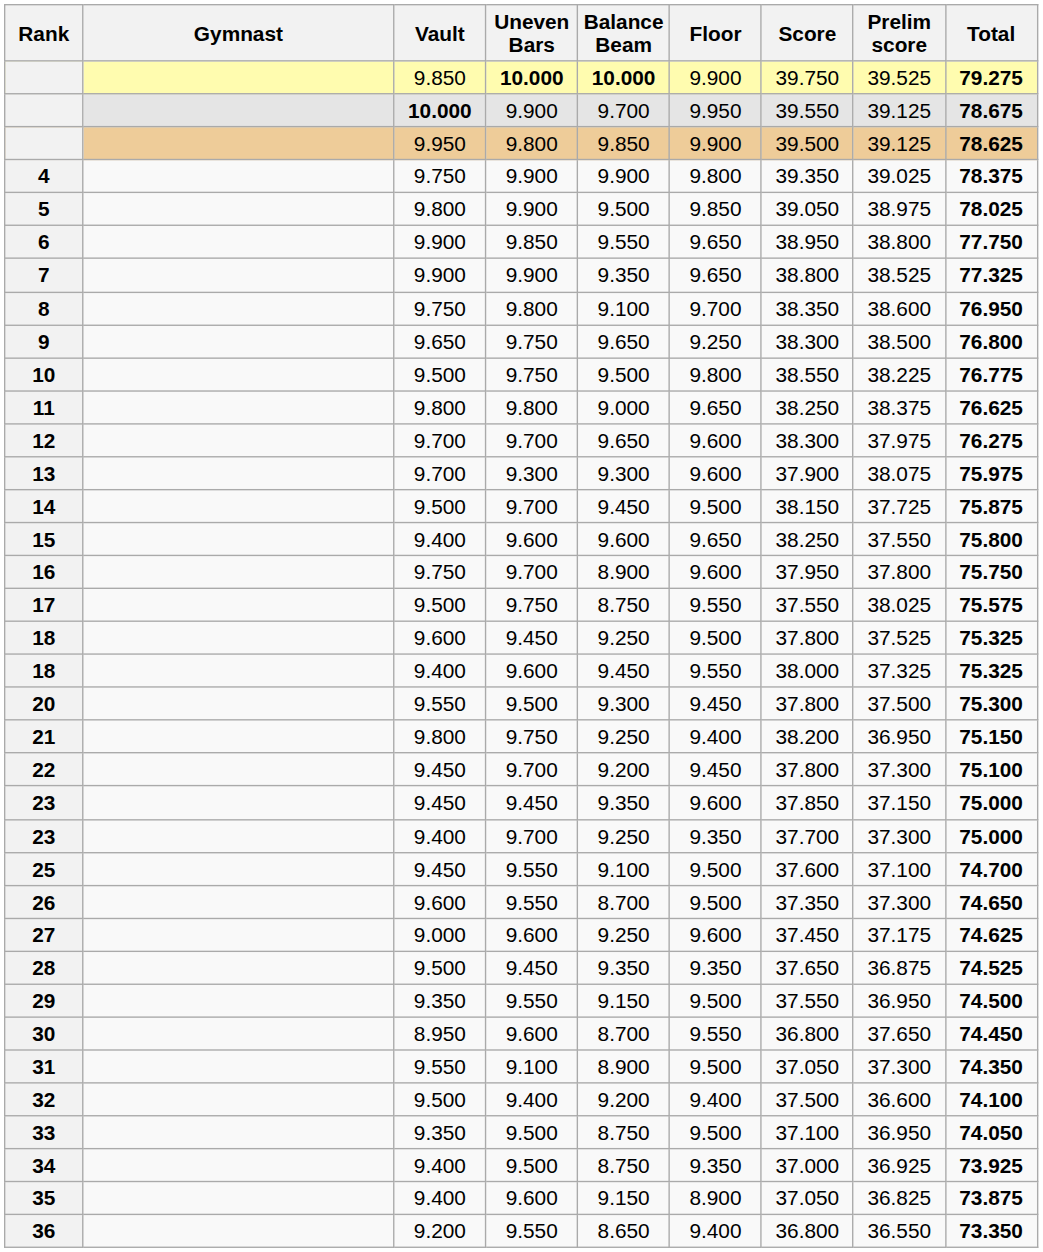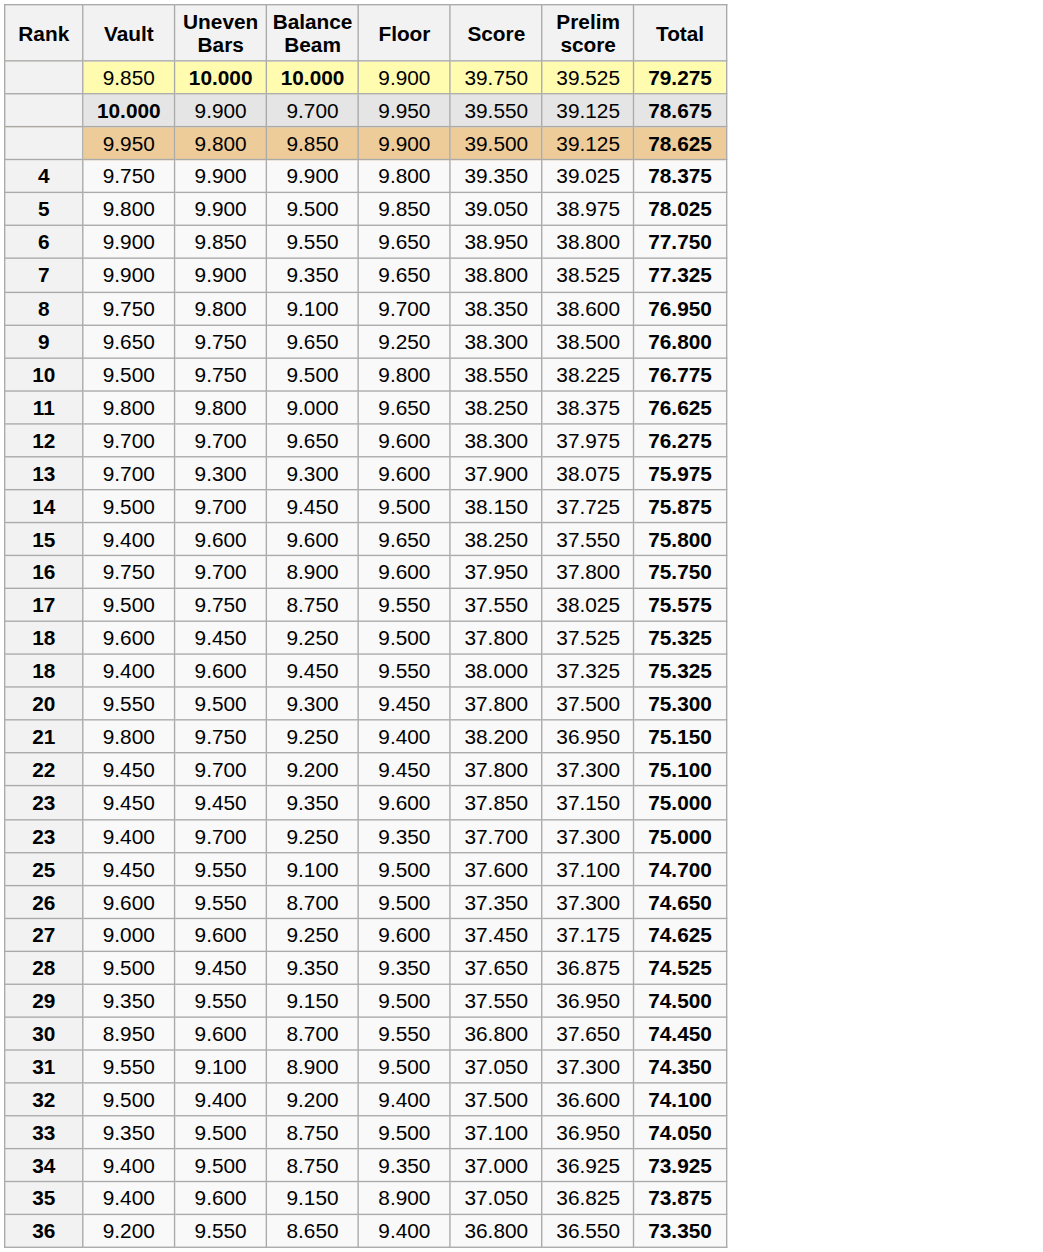- column: (238, 33)
